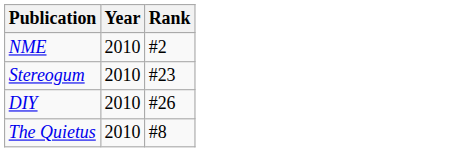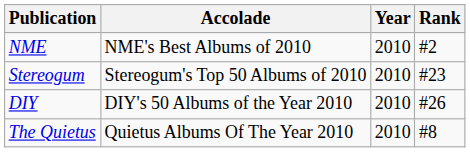+ column: (236, 18)
